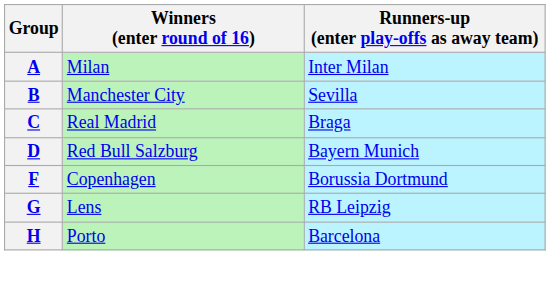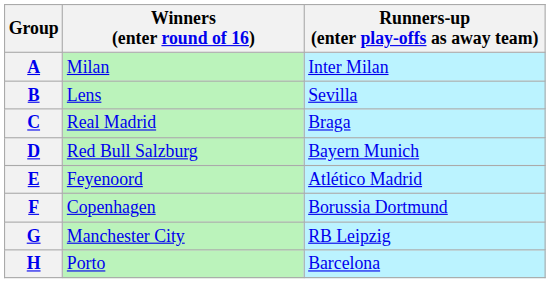(126, 94) Manchester City -> (84, 94) Lens
+ row: (34, 179)
(84, 207) Lens -> (126, 235) Manchester City
